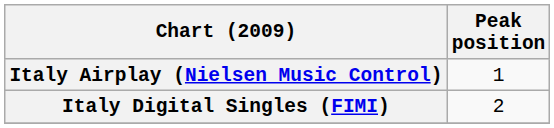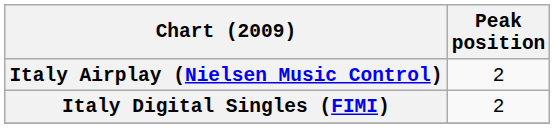(498, 75) 1 -> (498, 75) 2
